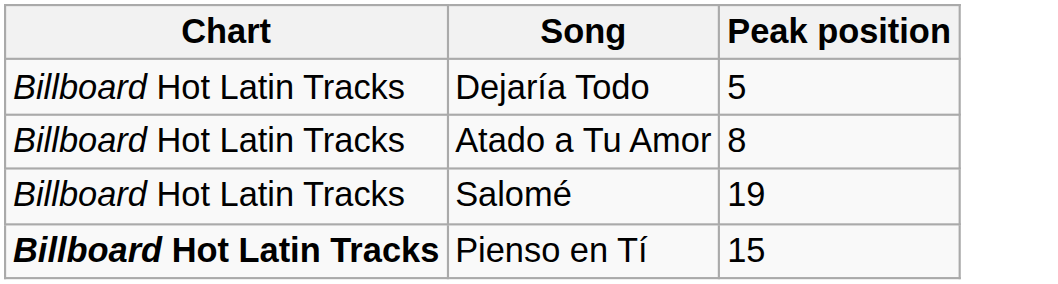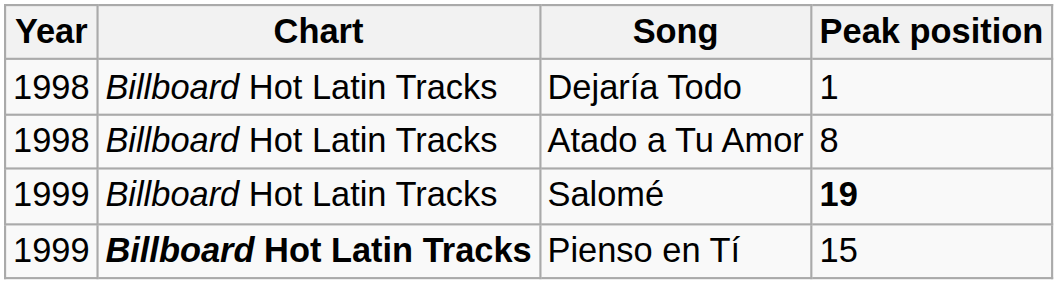+ column: (51, 31)
(737, 86) 5 -> (829, 86) 1
(746, 195) normal -> (839, 195) bold
